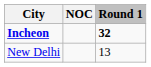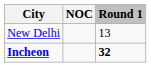rows swapped: (28, 33) <-> (34, 52)
